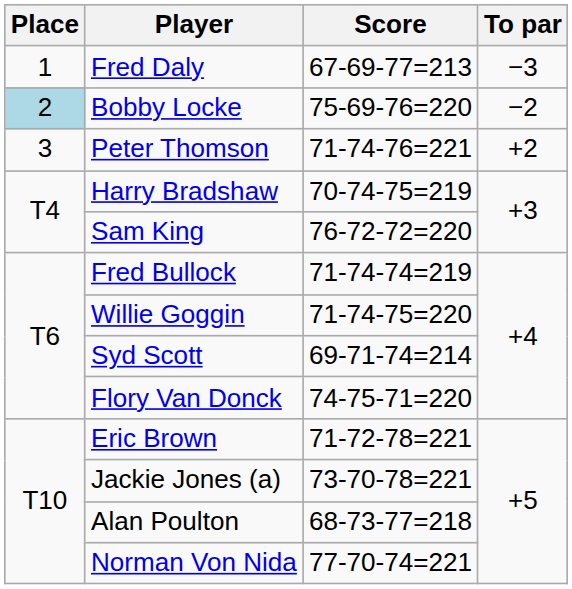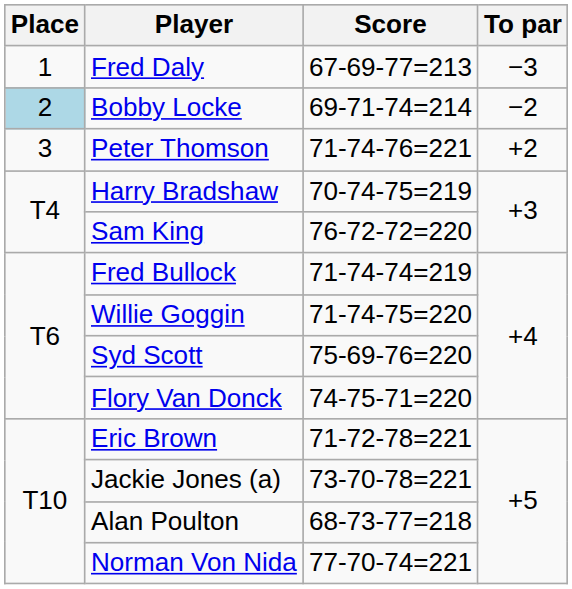(390, 107) 75-69-76=220 -> (390, 107) 69-71-74=214
(390, 356) 69-71-74=214 -> (390, 356) 75-69-76=220
